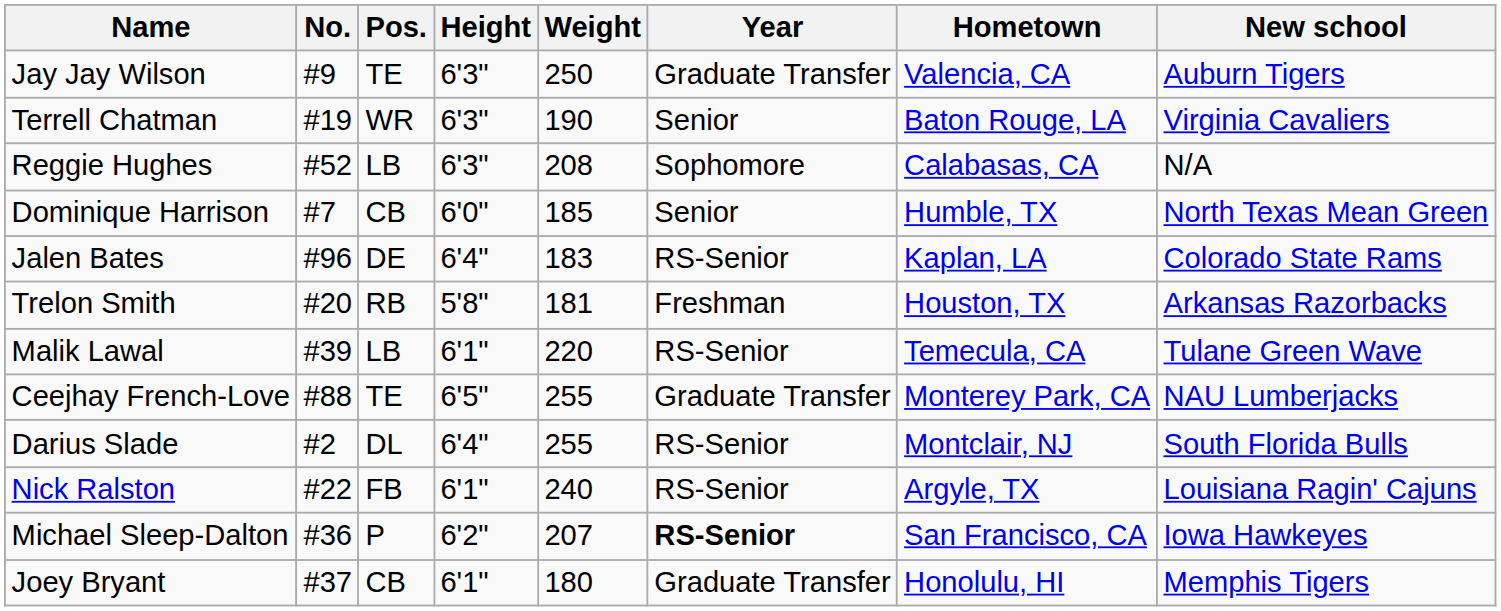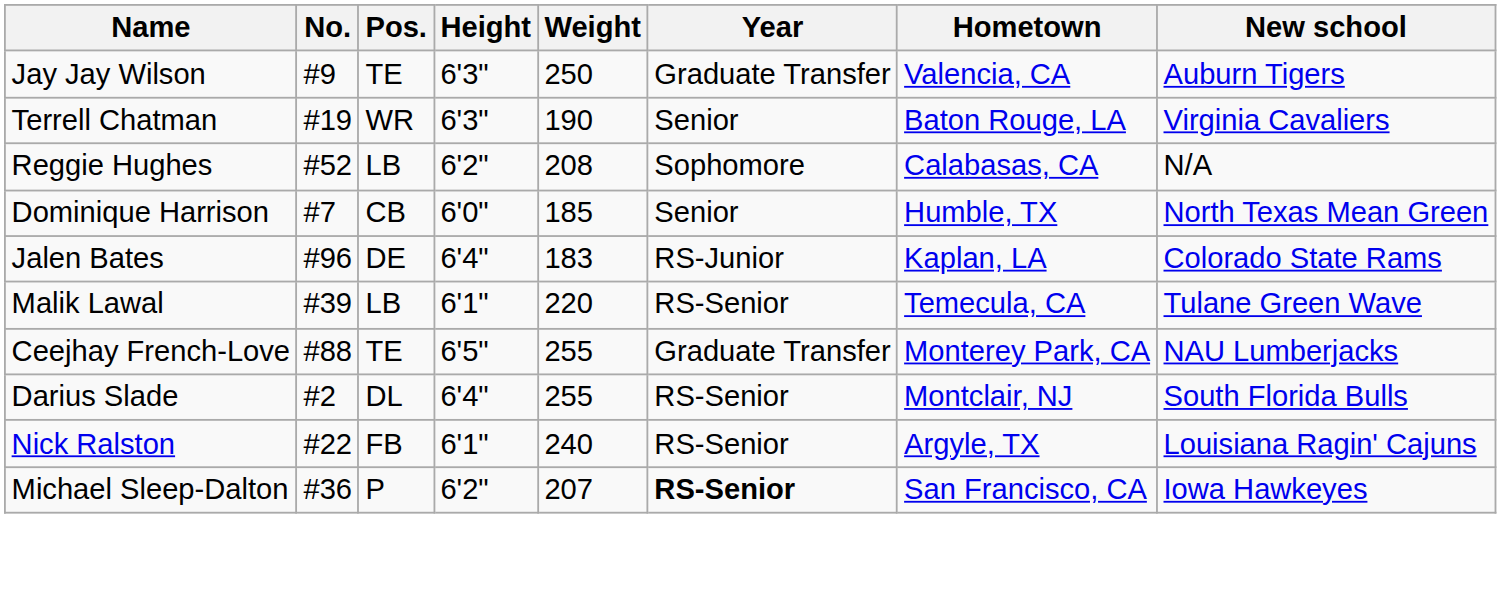(465, 166) 6'3" -> (465, 166) 6'2"
(722, 258) RS-Senior -> (719, 258) RS-Junior
- row: (94, 304)
- row: (89, 581)
